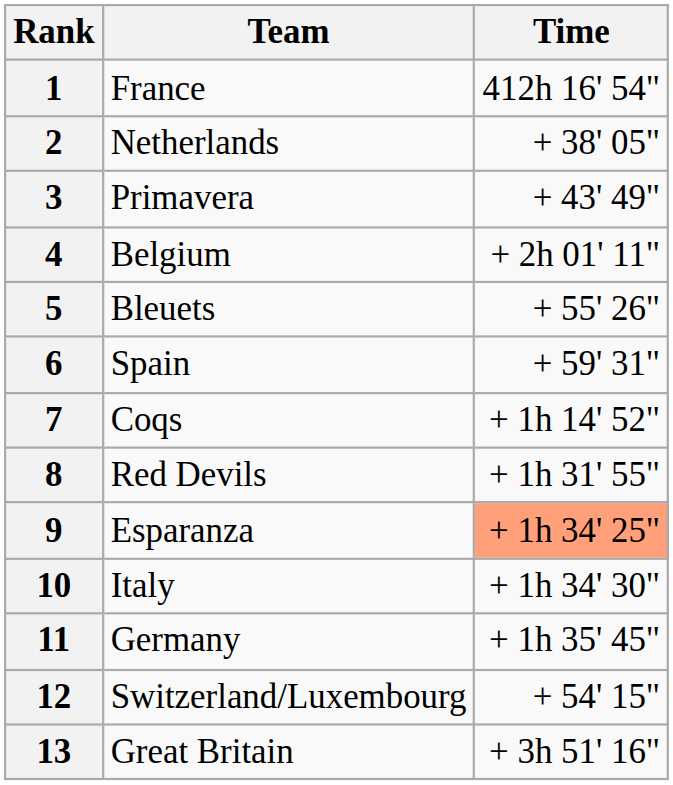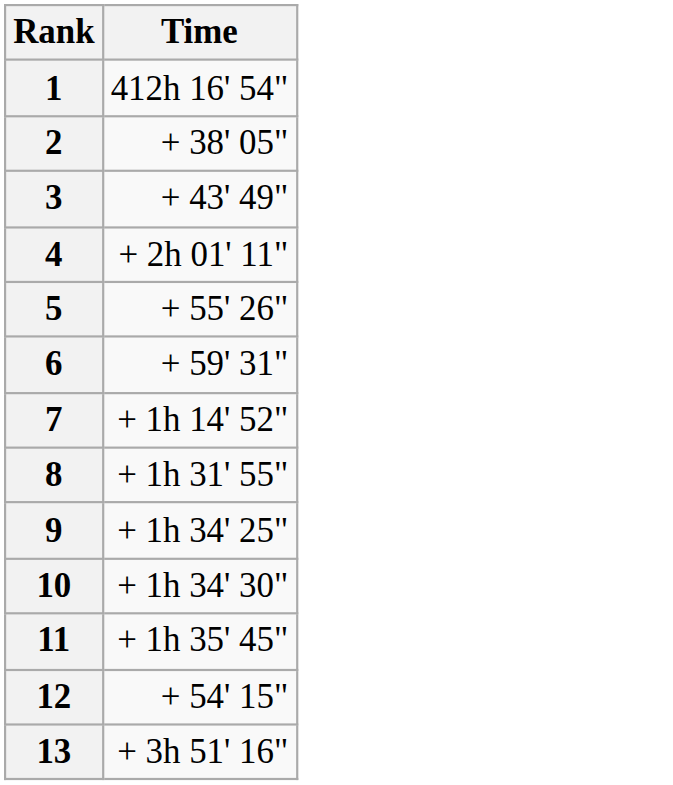- column: (289, 32)
(575, 530) lightsalmon background -> (203, 530) no background
